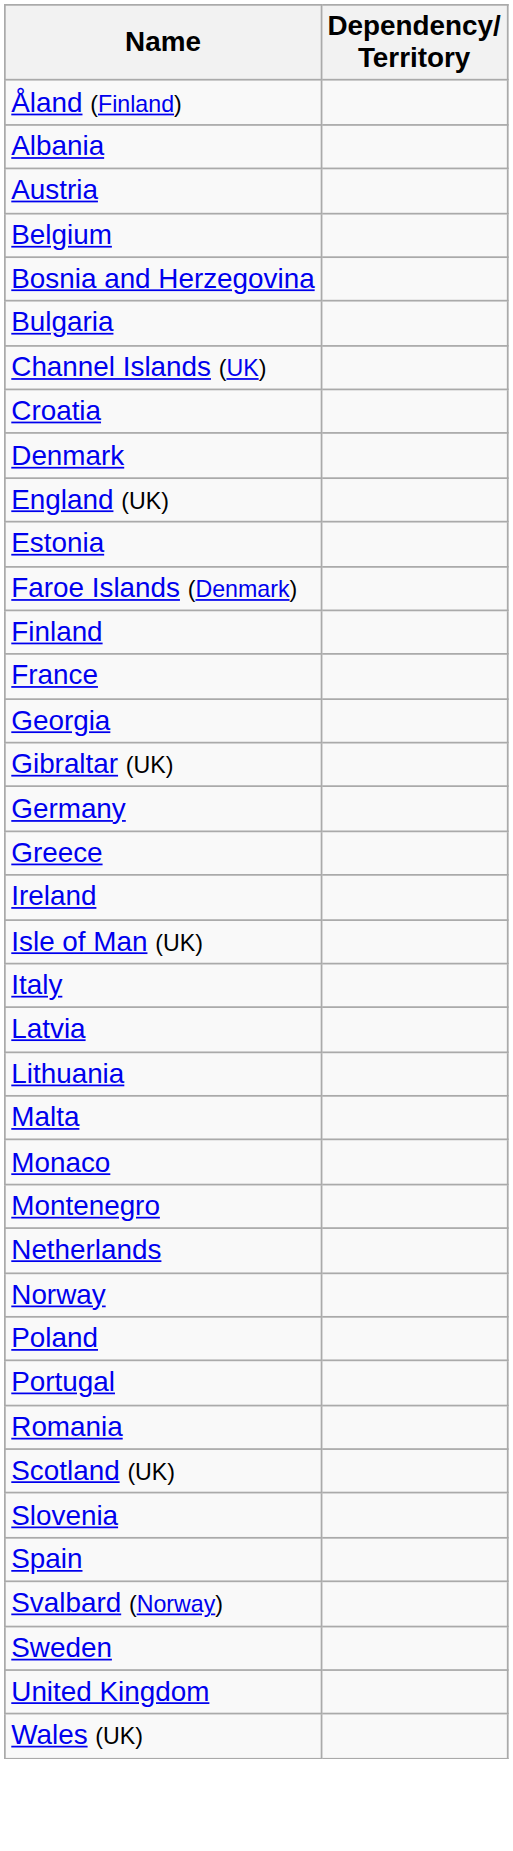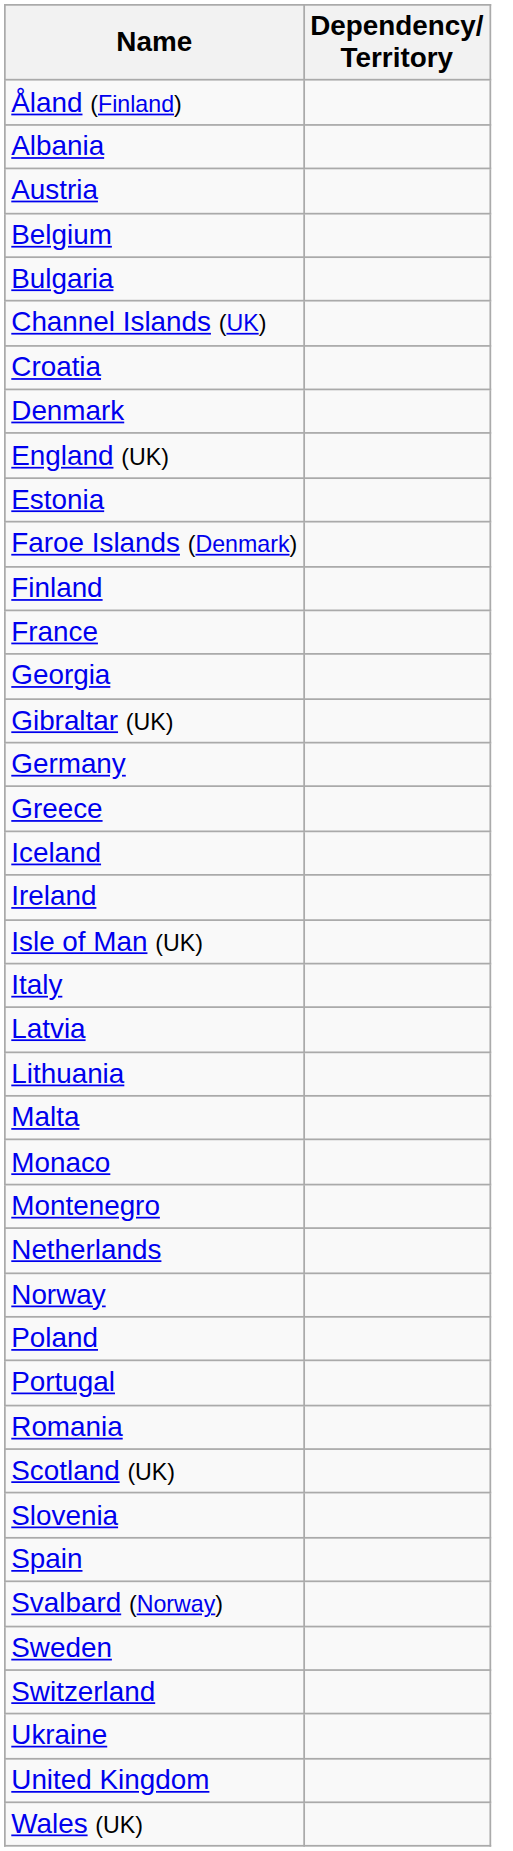- row: (163, 278)
+ row: (56, 852)
+ row: (83, 1691)
+ row: (59, 1735)
